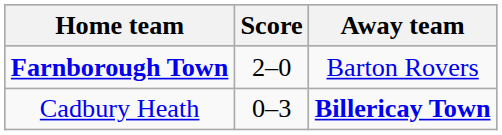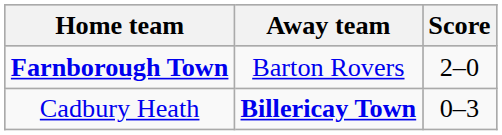columns swapped: (272, 25) <-> (403, 25)
